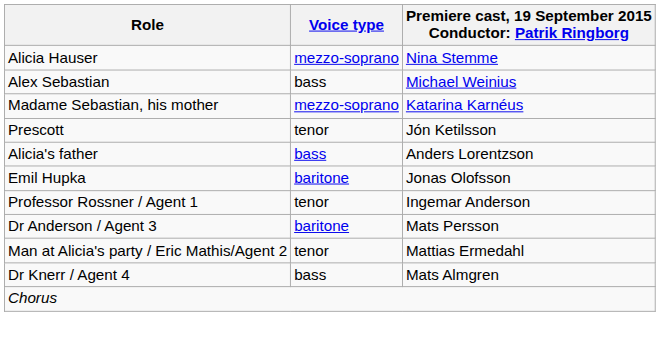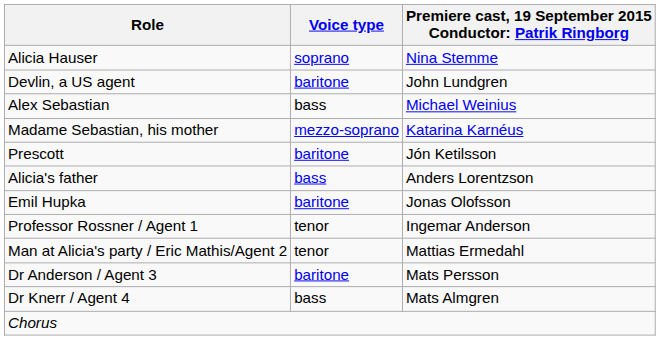(347, 57) mezzo-soprano -> (322, 57) soprano
+ row: (71, 81)
(311, 130) tenor -> (322, 154) baritone
rows swapped: (148, 250) <-> (82, 226)
